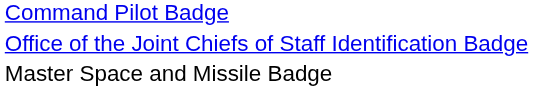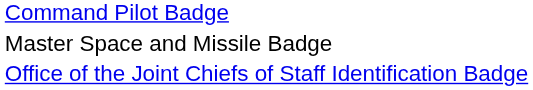rows swapped: (169, 74) <-> (267, 43)
